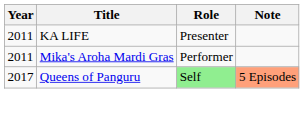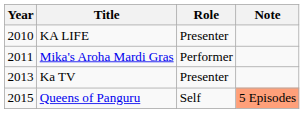(20, 35) 2011 -> (21, 35) 2010
+ row: (58, 77)
(21, 77) 2017 -> (21, 98) 2015
(190, 77) lightgreen background -> (190, 98) no background
